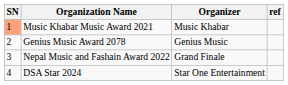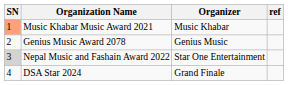(9, 57) no background -> (9, 57) lightgrey background
(199, 57) Grand Finale -> (220, 57) Star One Entertainment
(220, 73) Star One Entertainment -> (199, 73) Grand Finale
